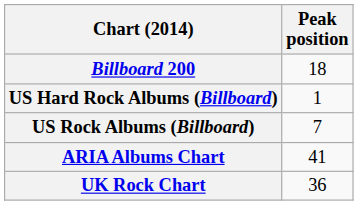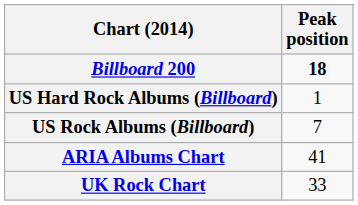(317, 68) normal -> (317, 68) bold
(317, 185) 36 -> (317, 185) 33
